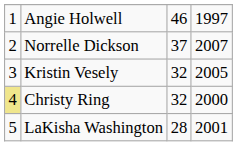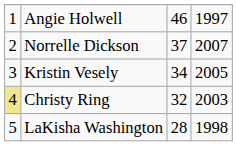(179, 72) 32 -> (179, 72) 34
(211, 100) 2000 -> (211, 100) 2003
(211, 127) 2001 -> (211, 127) 1998
